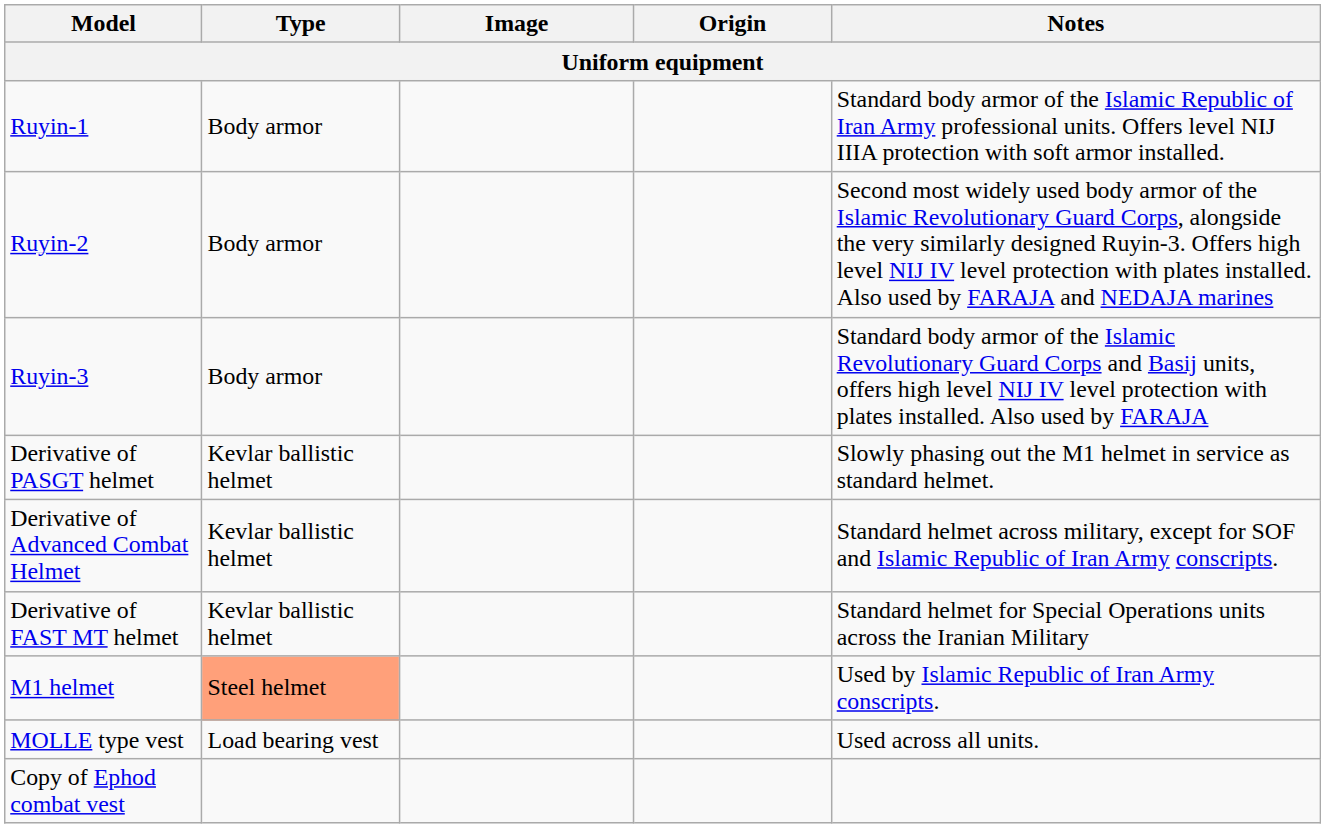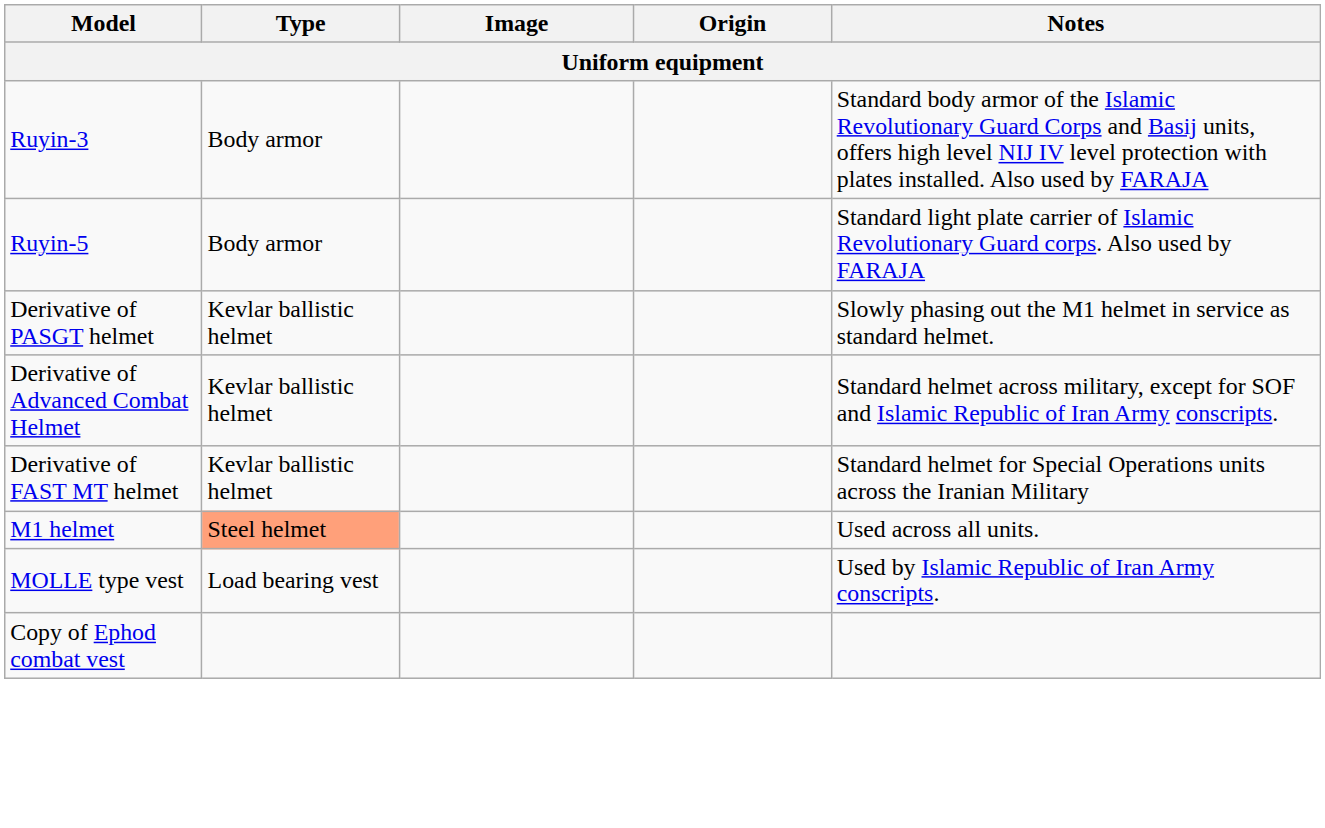- row: (49, 125)
- row: (49, 244)
+ row: (49, 244)
(1025, 687) Used by Islamic Republic of Iran Army conscripts. -> (938, 529) Used across all units.
(938, 739) Used across all units. -> (1025, 580) Used by Islamic Republic of Iran Army conscripts.
